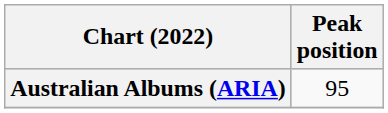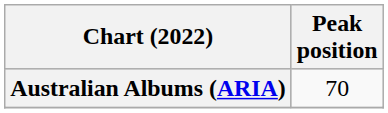(337, 88) 95 -> (337, 88) 70
